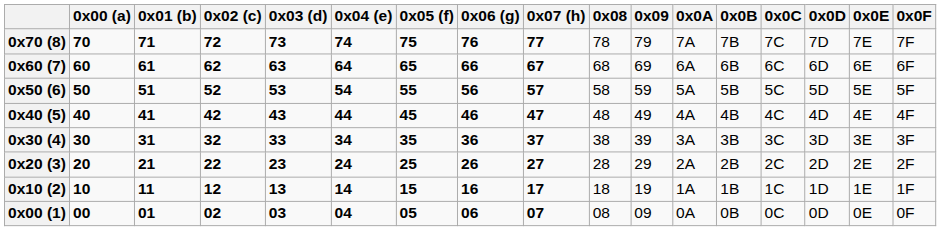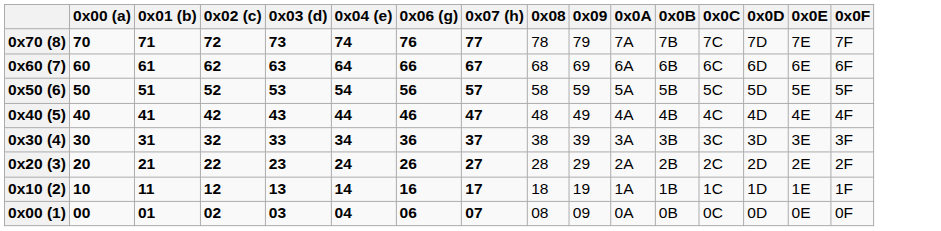- column: (427, 16)
